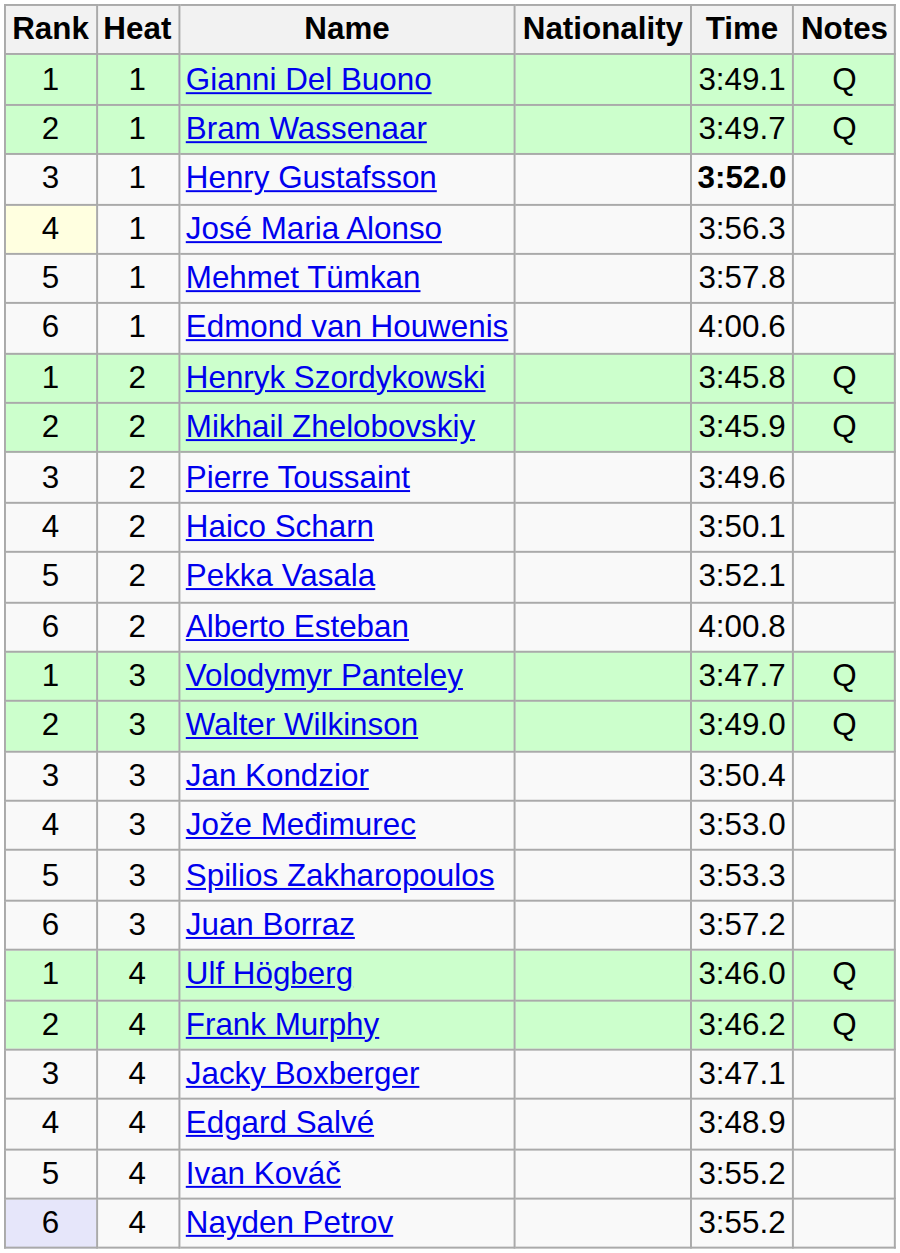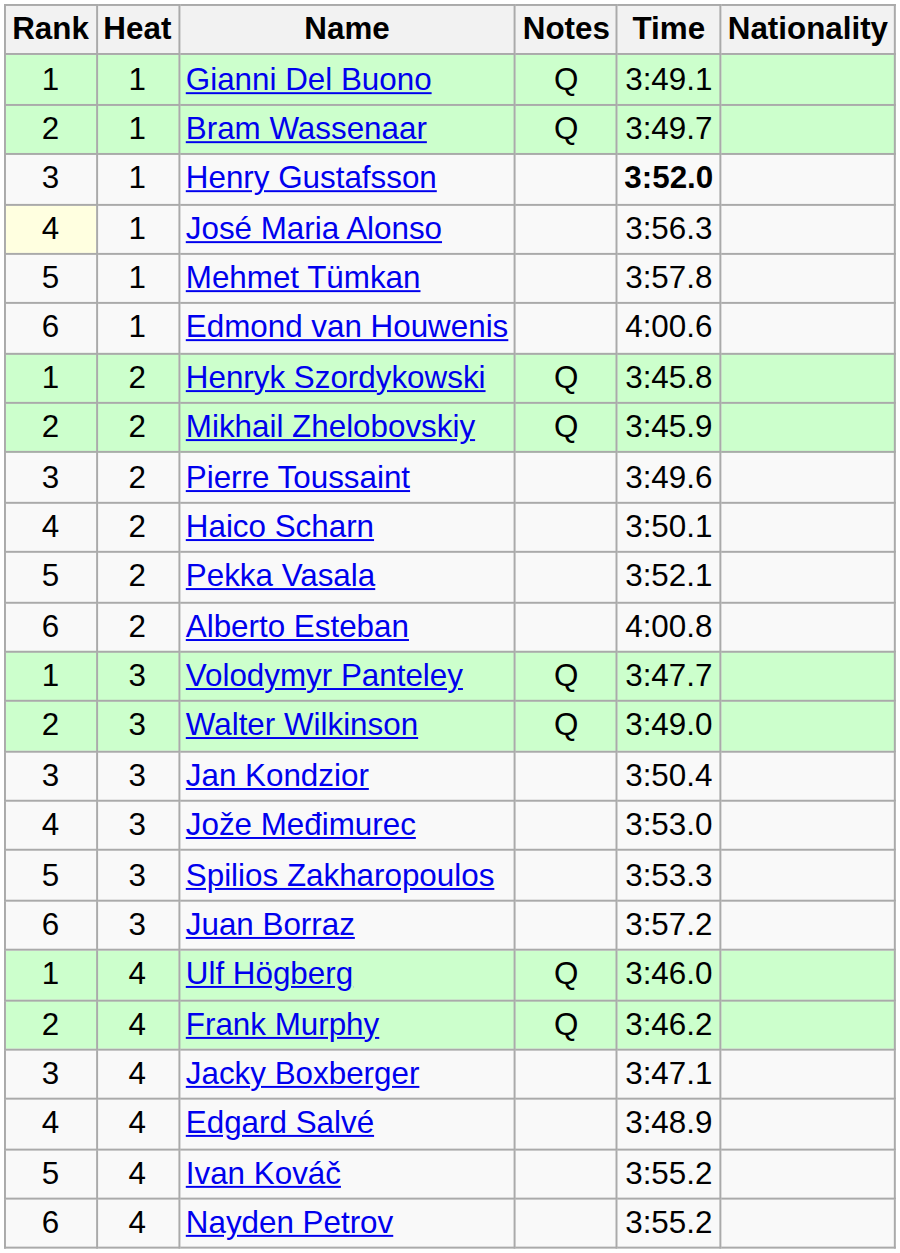columns swapped: (603, 29) <-> (844, 29)
(51, 1223) lavender background -> (51, 1223) no background
